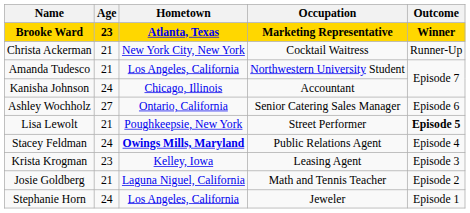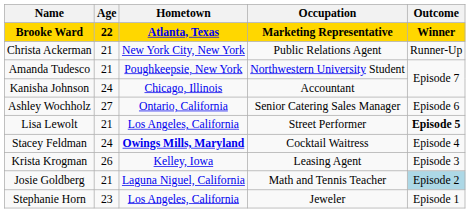(107, 32) 23 -> (107, 32) 22
(327, 50) Cocktail Waitress -> (327, 50) Public Relations Agent
(183, 69) Los Angeles, California -> (183, 69) Poughkeepsie, New York
(183, 124) Poughkeepsie, New York -> (183, 124) Los Angeles, California
(327, 143) Public Relations Agent -> (327, 143) Cocktail Waitress
(107, 161) 23 -> (107, 161) 26
(436, 180) no background -> (436, 180) lightblue background
(107, 198) 24 -> (107, 198) 23
